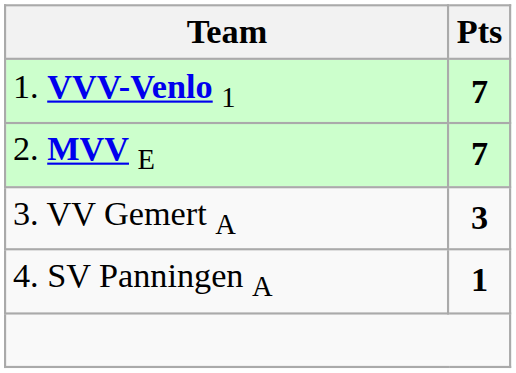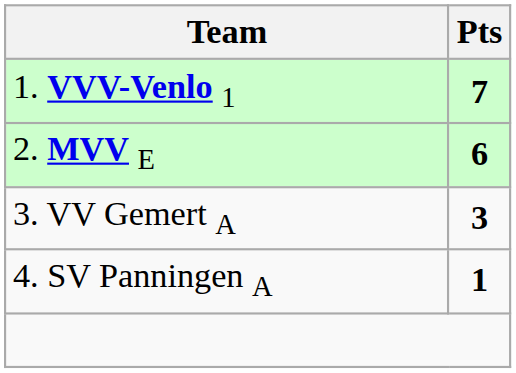(480, 153) 7 -> (480, 153) 6
